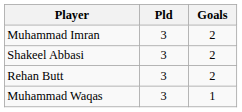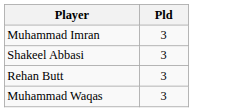- column: (212, 15)
